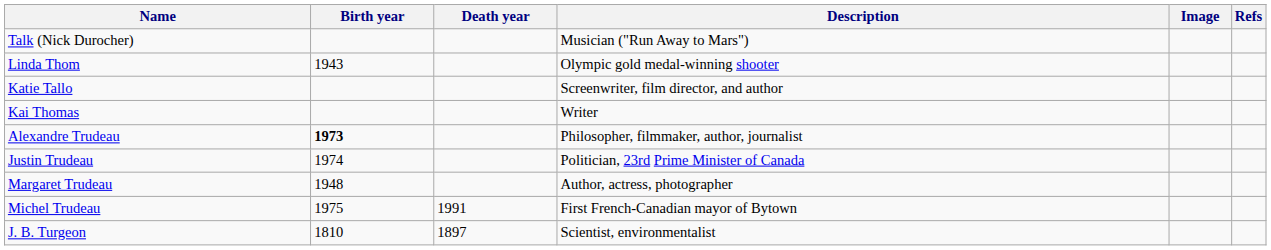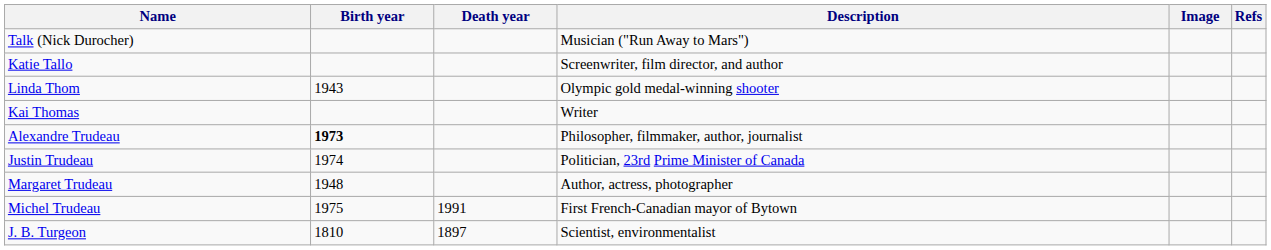rows swapped: (40, 88) <-> (44, 64)
